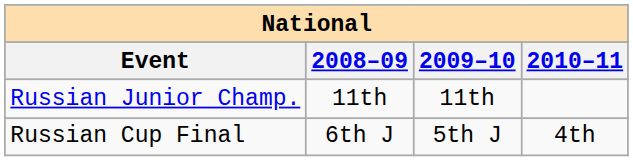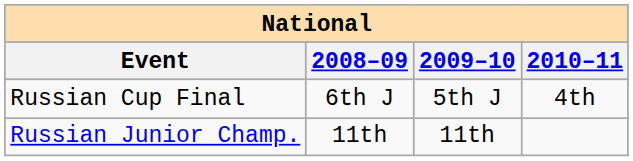rows swapped: (155, 99) <-> (128, 136)
